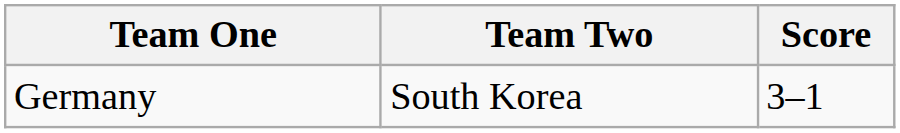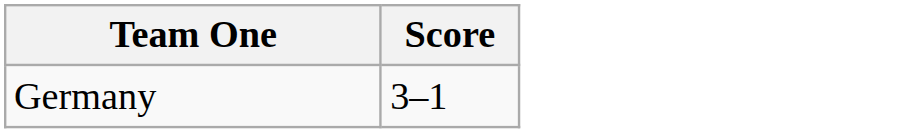- column: (569, 34)
